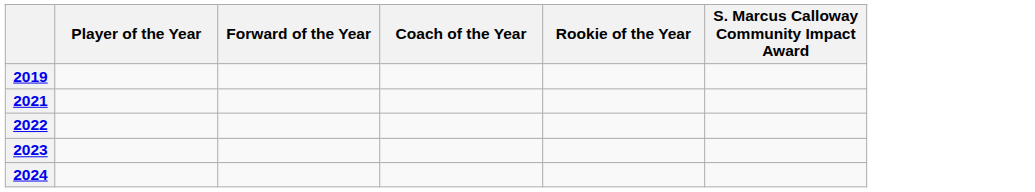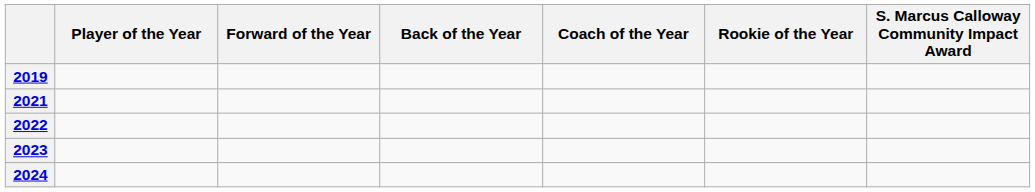+ column: (461, 34)
